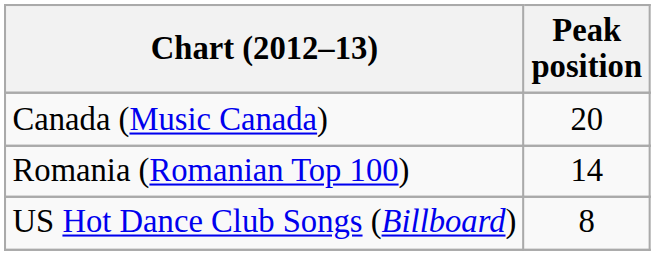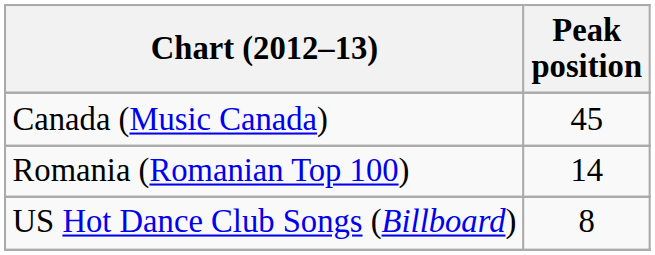(587, 118) 20 -> (587, 118) 45
